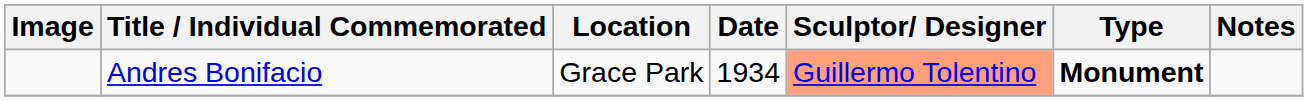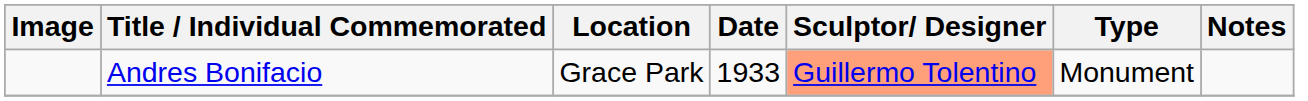(748, 72) 1934 -> (748, 72) 1933
(1131, 72) bold -> (1127, 72) normal
